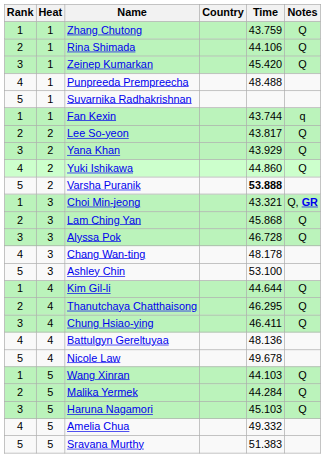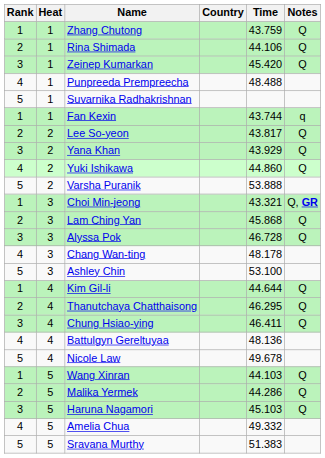(265, 185) bold -> (265, 185) normal
(265, 392) 44.284 -> (265, 392) 44.286
